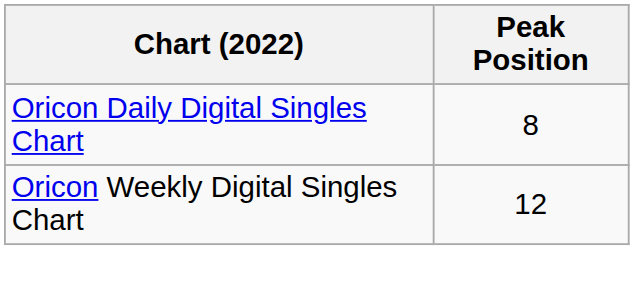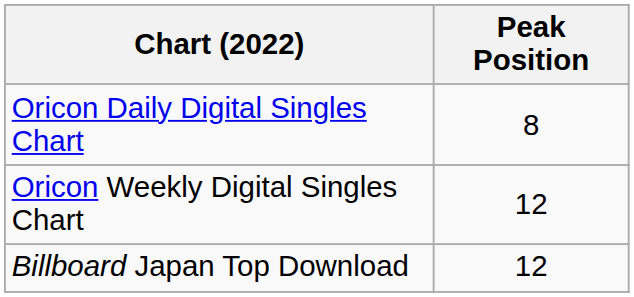+ row: (210, 267)
